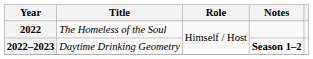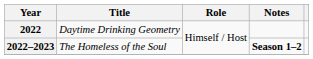(113, 29) The Homeless of the Soul -> (120, 29) Daytime Drinking Geometry
(120, 46) Daytime Drinking Geometry -> (113, 46) The Homeless of the Soul
